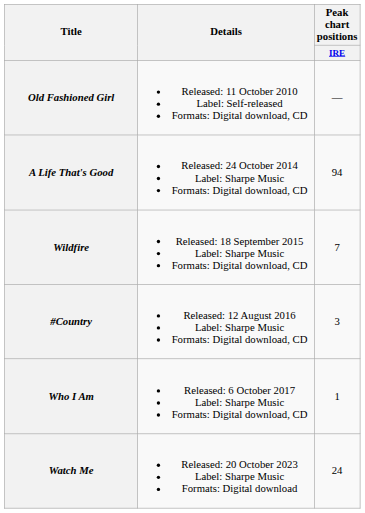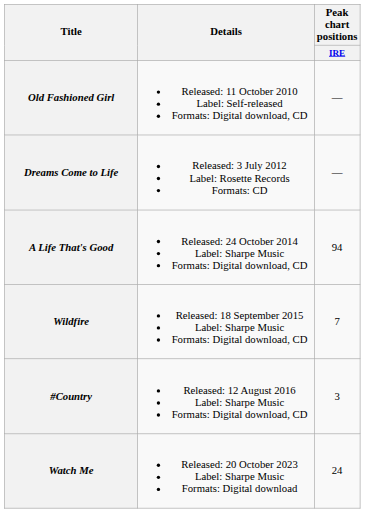+ row: (71, 172)
- row: (71, 396)
